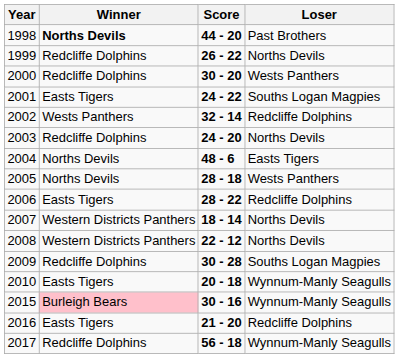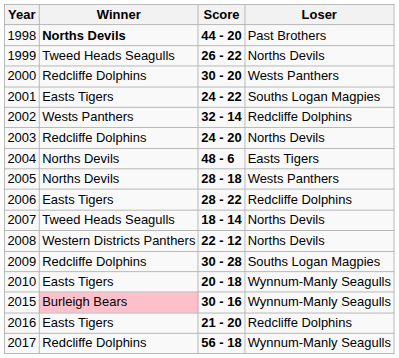(94, 55) Redcliffe Dolphins -> (108, 55) Tweed Heads Seagulls
(119, 220) Western Districts Panthers -> (108, 220) Tweed Heads Seagulls
